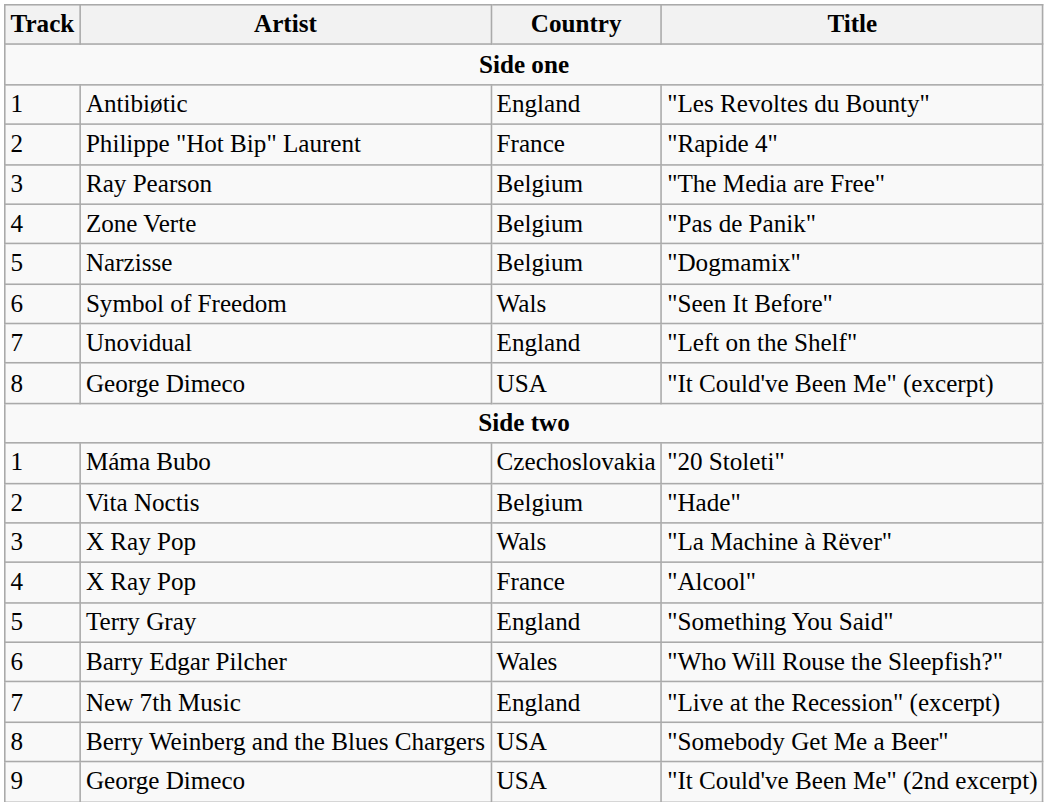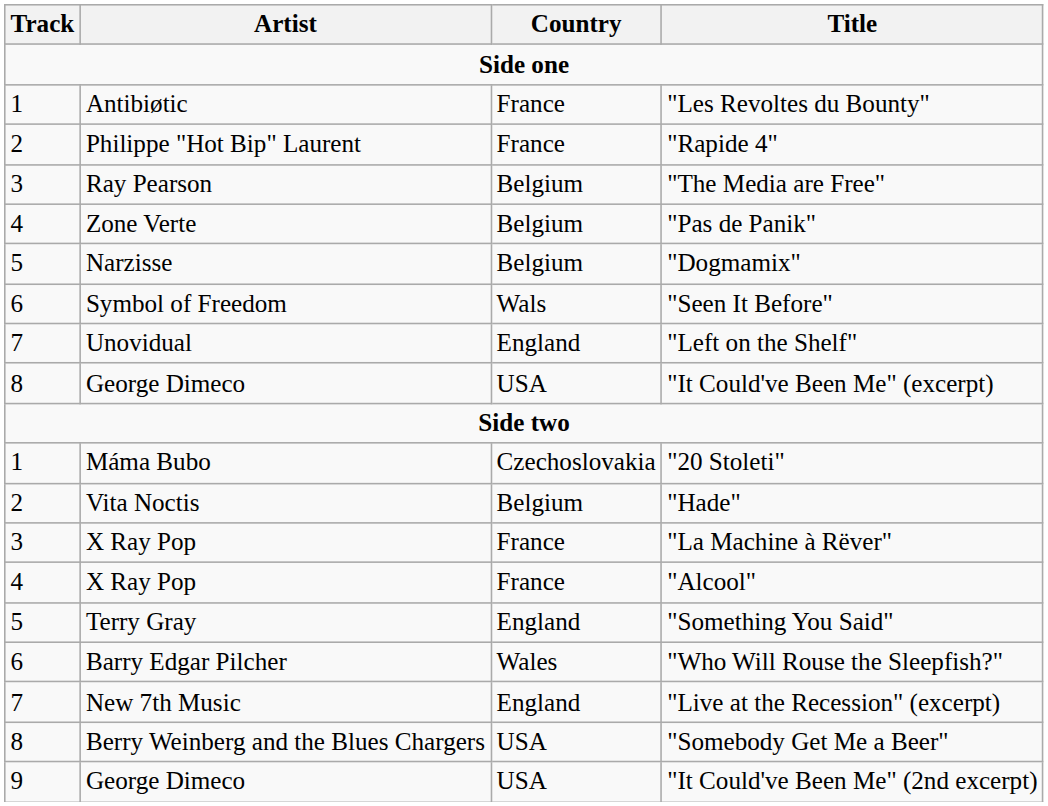(538, 104) England -> (531, 104) France
(521, 542) Wals -> (531, 542) France
